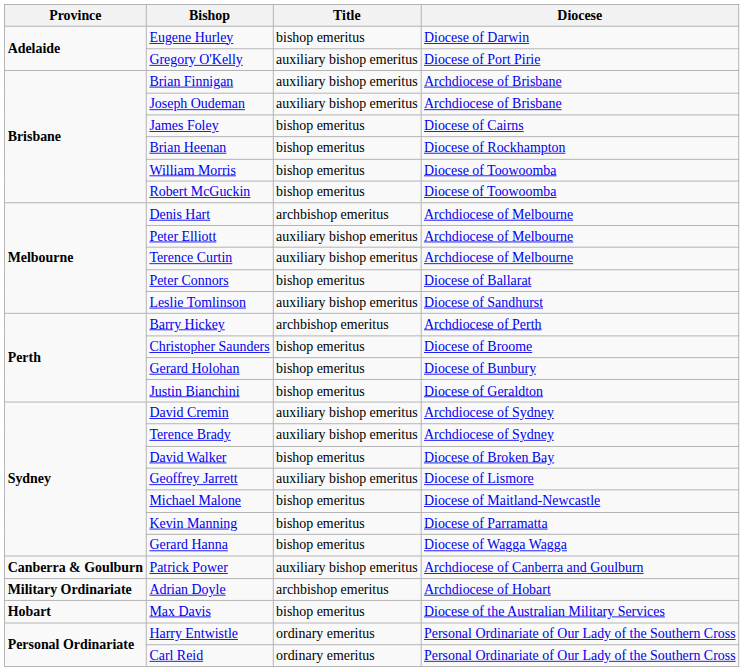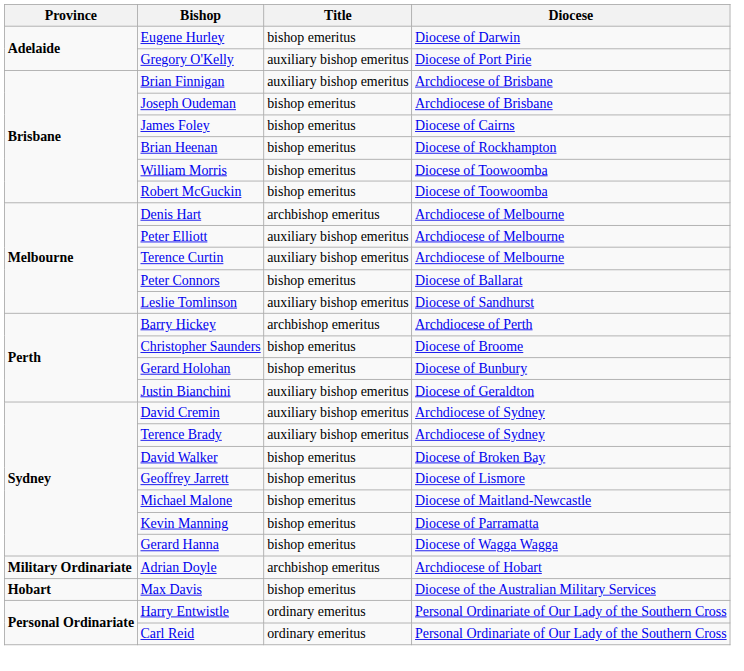(347, 103) auxiliary bishop emeritus -> (311, 103) bishop emeritus
(320, 390) bishop emeritus -> (338, 390) auxiliary bishop emeritus
(347, 479) auxiliary bishop emeritus -> (311, 479) bishop emeritus
- row: (189, 567)
